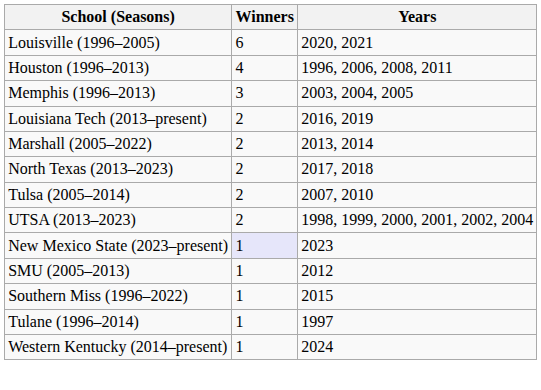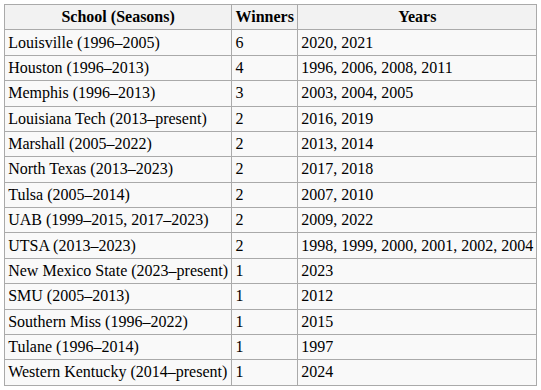+ row: (108, 220)
(240, 245) lavender background -> (240, 270) no background
